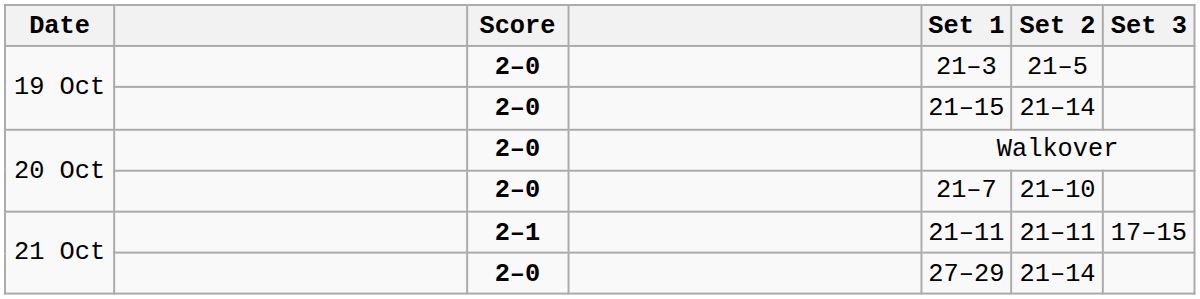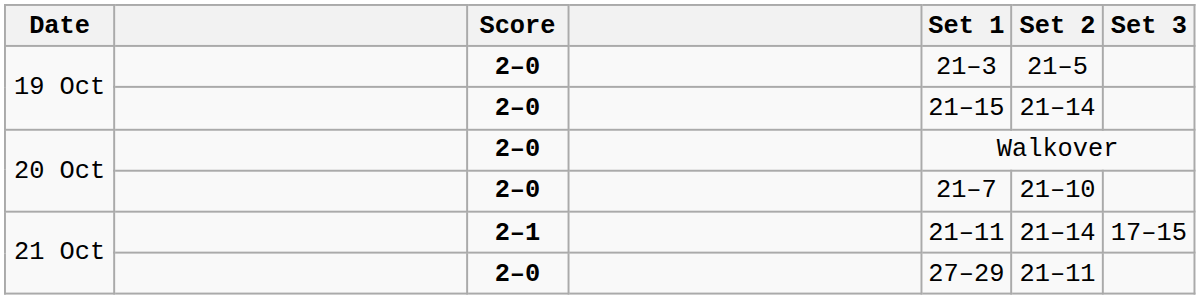(1058, 232) 21–11 -> (1058, 232) 21–14
(1058, 274) 21–14 -> (1058, 274) 21–11
